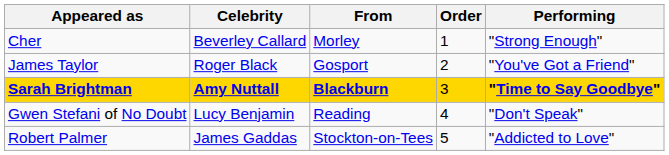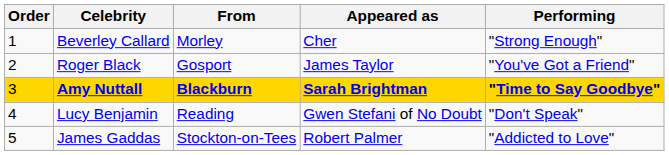columns swapped: (461, 16) <-> (97, 16)
